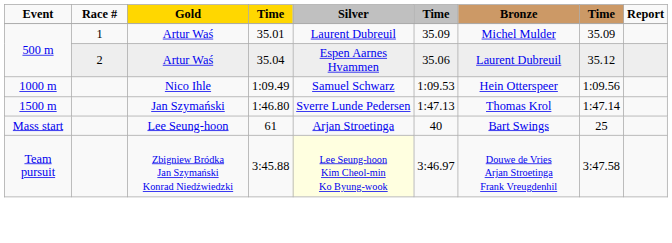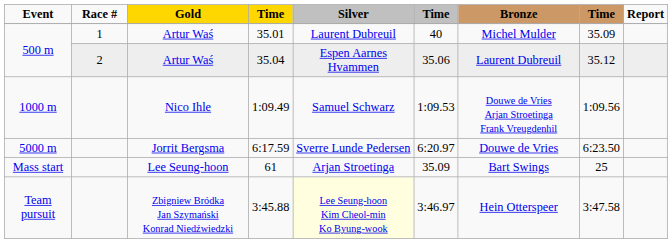(436, 33) 35.09 -> (436, 33) 40
(519, 86) Hein Otterspeer -> (519, 115) Douwe de Vries Arjan Stroetinga Frank Vreugdenhil
- row: (271, 106)
+ row: (271, 147)
(436, 125) 40 -> (436, 167) 35.09
(519, 173) Douwe de Vries Arjan Stroetinga Frank Vreugdenhil -> (519, 207) Hein Otterspeer
